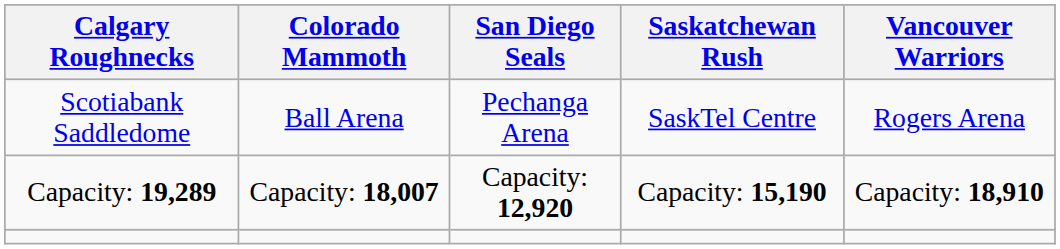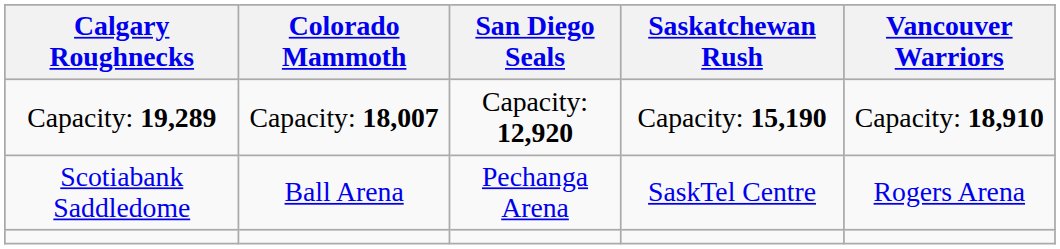rows swapped: (122, 117) <-> (122, 192)
